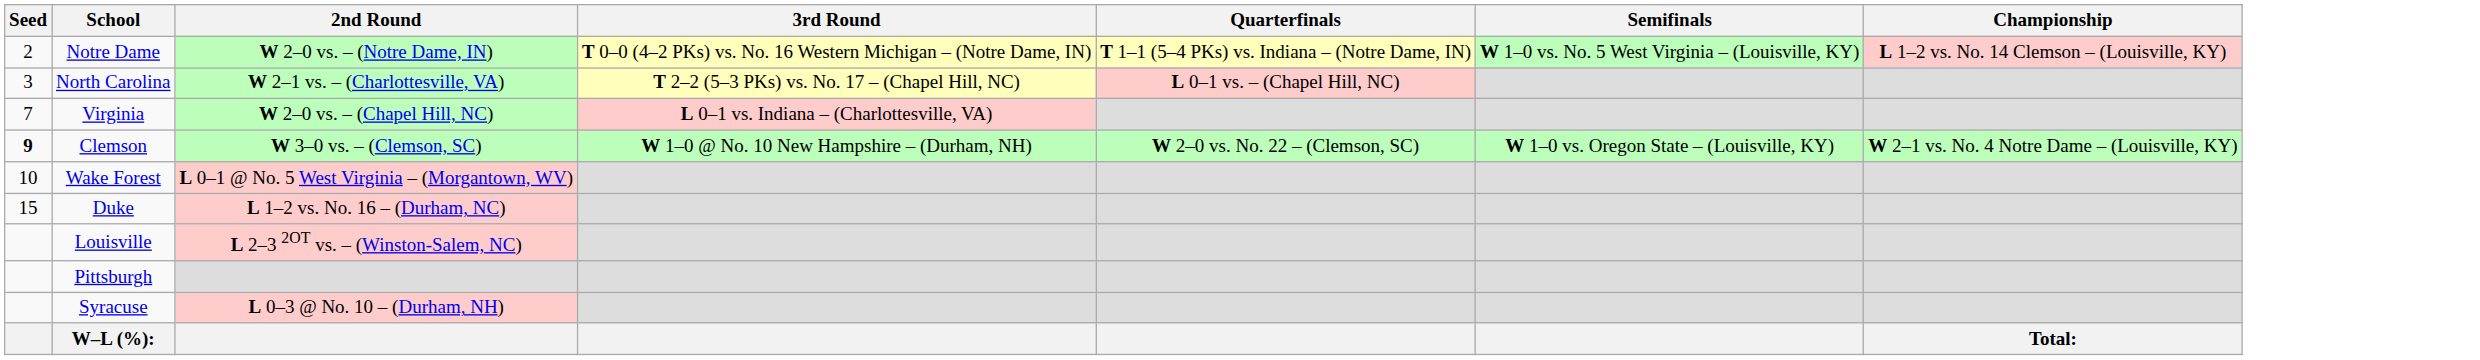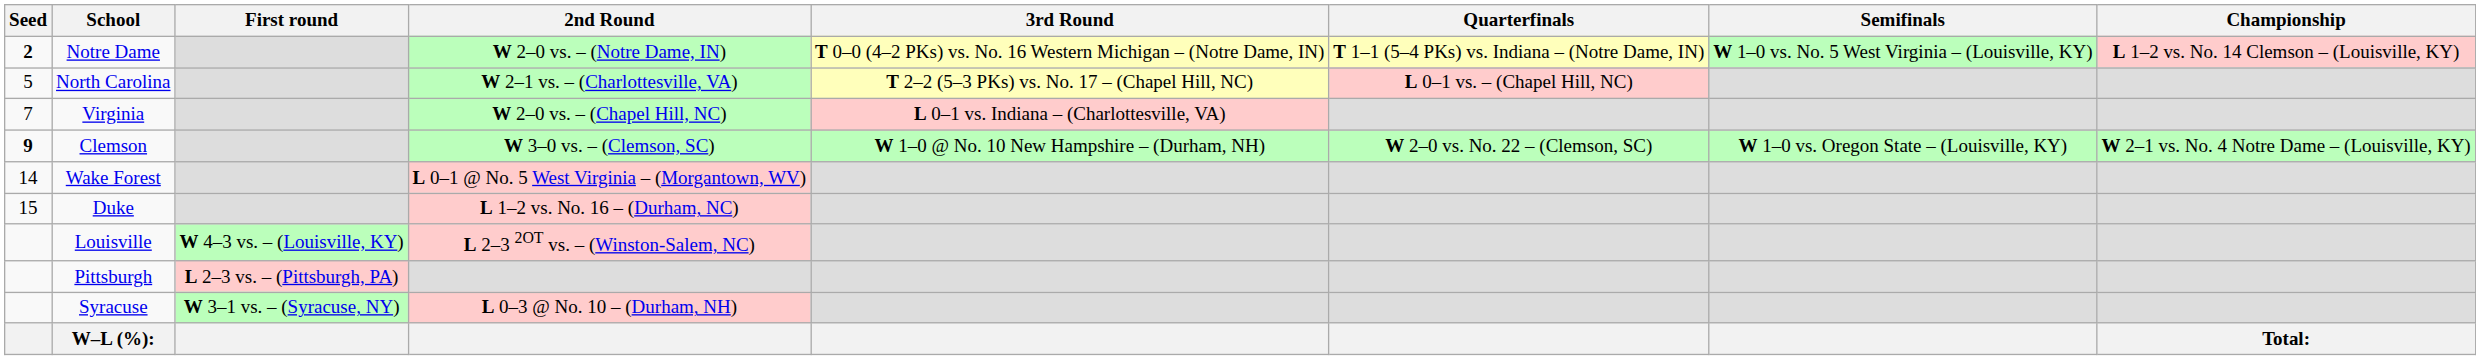+ column: (292, 20)
(28, 51) normal -> (28, 51) bold
(28, 83) 3 -> (28, 83) 5
(28, 177) 10 -> (28, 177) 14
